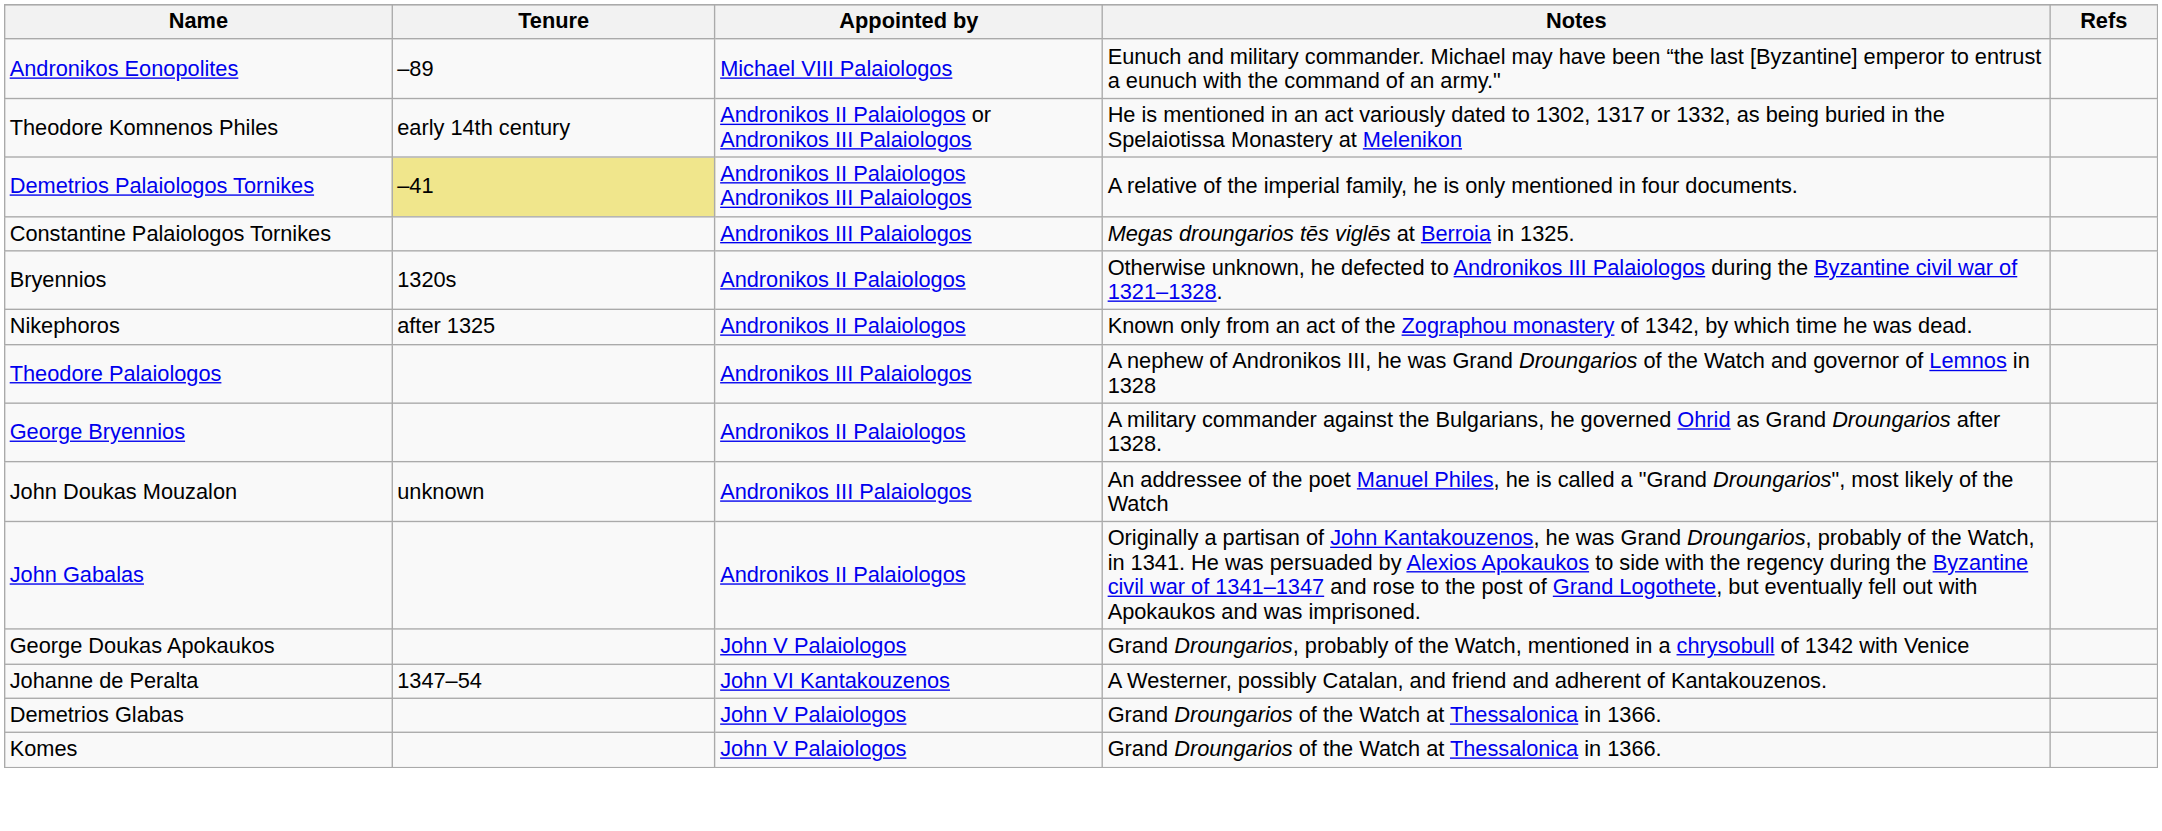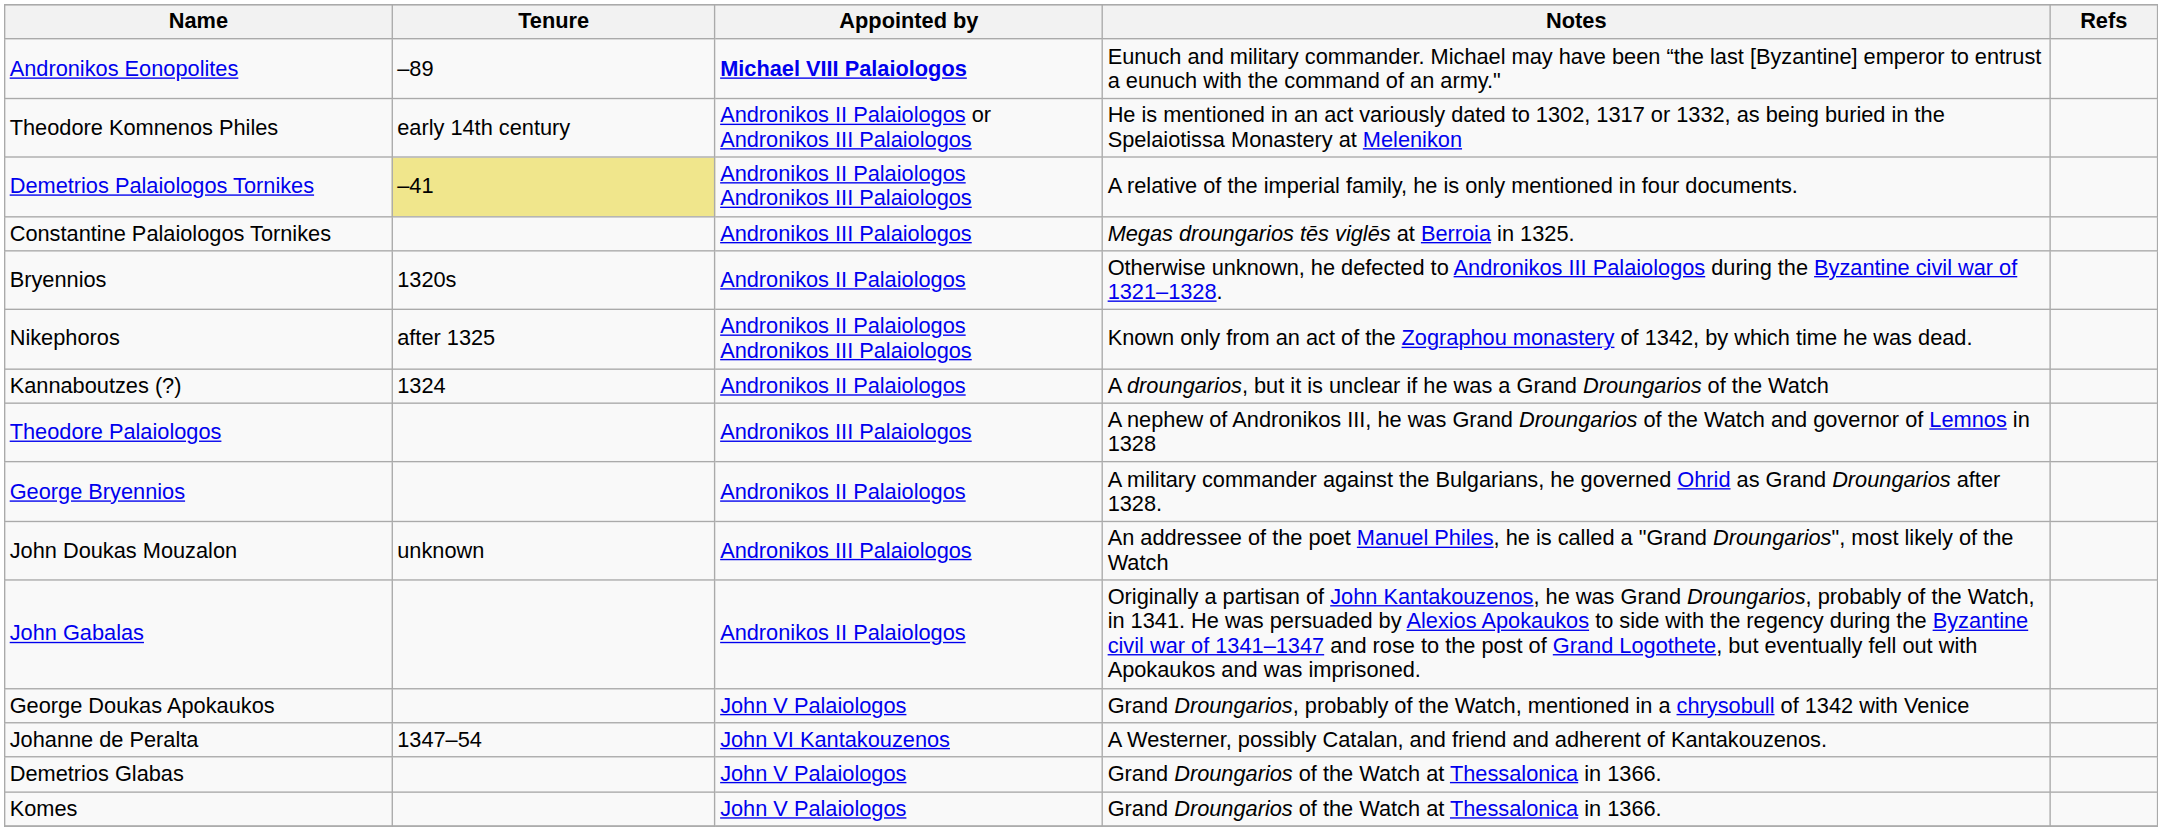(836, 68) normal -> (843, 68) bold
(843, 326) Andronikos II Palaiologos -> (846, 338) Andronikos II Palaiologos Andronikos III Palaiologos
+ row: (96, 385)
